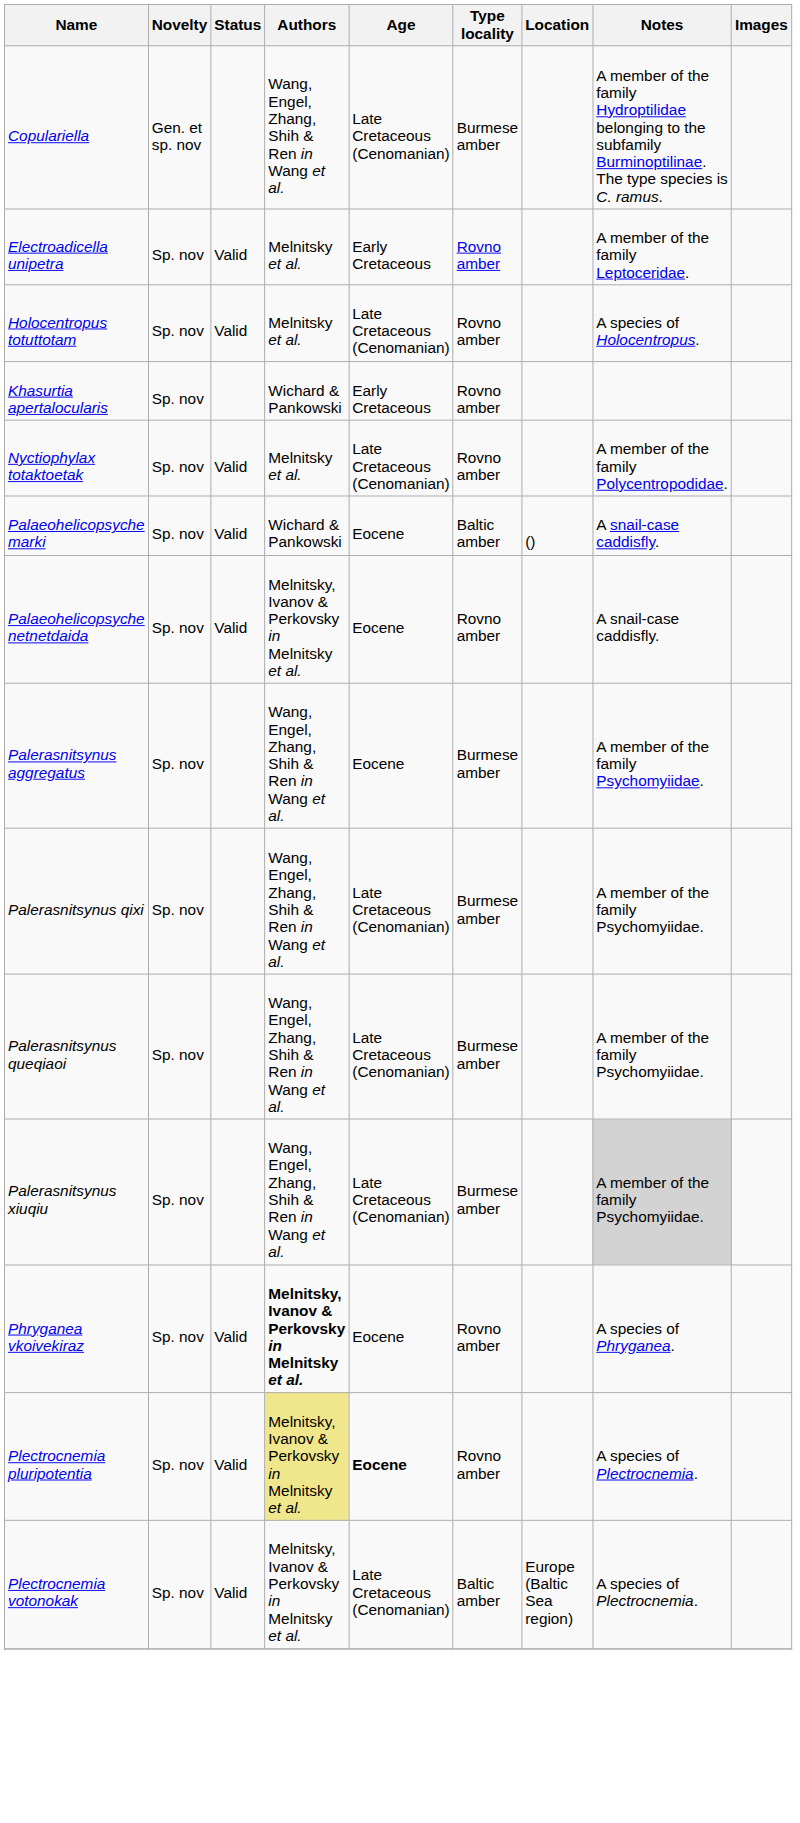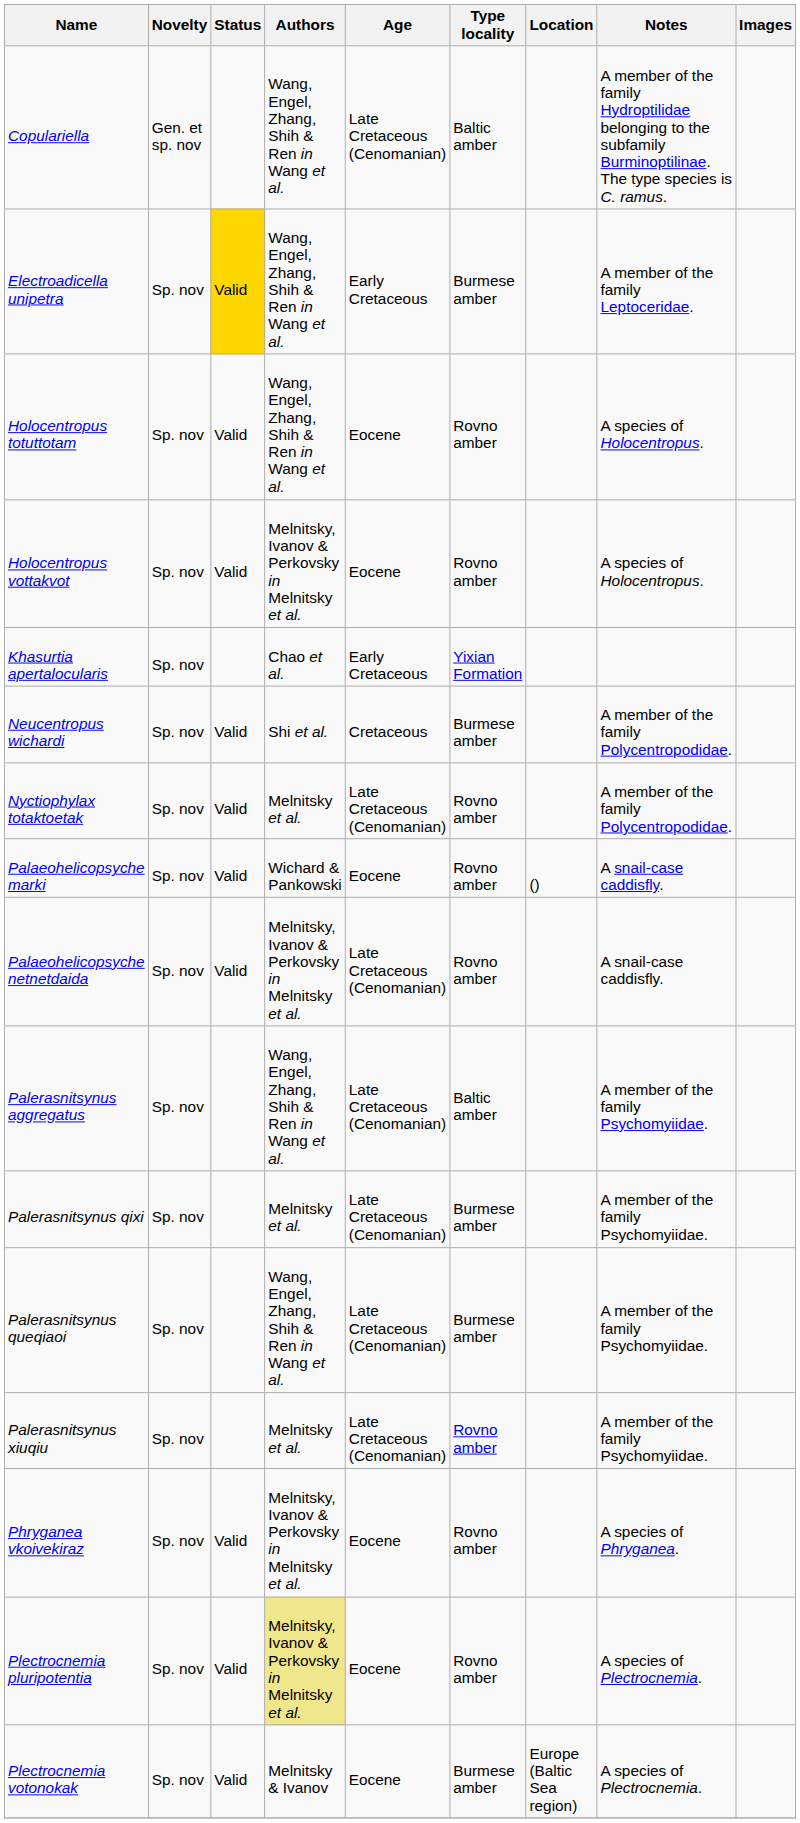(487, 136) Burmese amber -> (475, 136) Baltic amber
(231, 255) no background -> (231, 290) gold background
(300, 255) Melnitsky et al. -> (297, 290) Wang, Engel, Zhang, Shih & Ren in Wang et al.
(479, 255) Rovno amber -> (484, 290) Burmese amber
(300, 331) Melnitsky et al. -> (297, 435) Wang, Engel, Zhang, Shih & Ren in Wang et al.
(401, 331) Late Cretaceous (Cenomanian) -> (375, 435) Eocene
+ row: (58, 572)
(305, 399) Wichard & Pankowski -> (295, 665) Chao et al.
(479, 399) Rovno amber -> (488, 665) Yixian Formation
+ row: (56, 733)
(478, 534) Baltic amber -> (475, 876) Rovno amber
(378, 627) Eocene -> (397, 970) Late Cretaceous (Cenomanian)
(378, 764) Eocene -> (397, 1106) Late Cretaceous (Cenomanian)
(487, 764) Burmese amber -> (475, 1106) Baltic amber
(297, 909) Wang, Engel, Zhang, Shih & Ren in Wang et al. -> (300, 1217) Melnitsky et al.
(297, 1200) Wang, Engel, Zhang, Shih & Ren in Wang et al. -> (300, 1439) Melnitsky et al.
(487, 1200) Burmese amber -> (475, 1439) Rovno amber
(653, 1200) lightgrey background -> (657, 1439) no background
(307, 1337) bold -> (304, 1541) normal
(380, 1465) bold -> (375, 1669) normal
(304, 1593) Melnitsky, Ivanov & Perkovsky in Melnitsky et al. -> (300, 1780) Melnitsky & Ivanov
(401, 1593) Late Cretaceous (Cenomanian) -> (375, 1780) Eocene
(478, 1593) Baltic amber -> (484, 1780) Burmese amber
